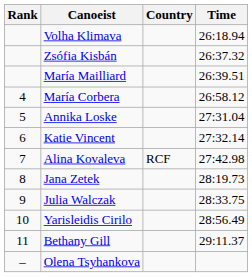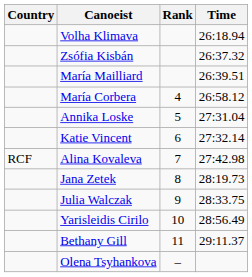columns swapped: (23, 14) <-> (169, 14)
